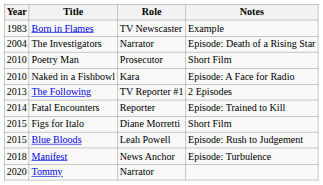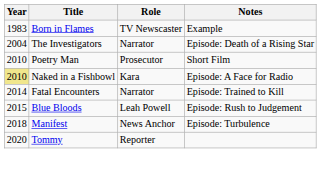(17, 76) no background -> (17, 76) khaki background
- row: (61, 92)
(137, 108) Reporter -> (137, 92) Narrator
- row: (58, 124)
(137, 172) Narrator -> (137, 140) Reporter
